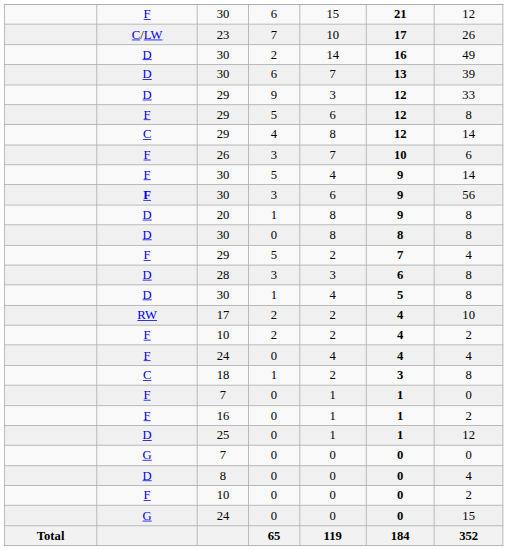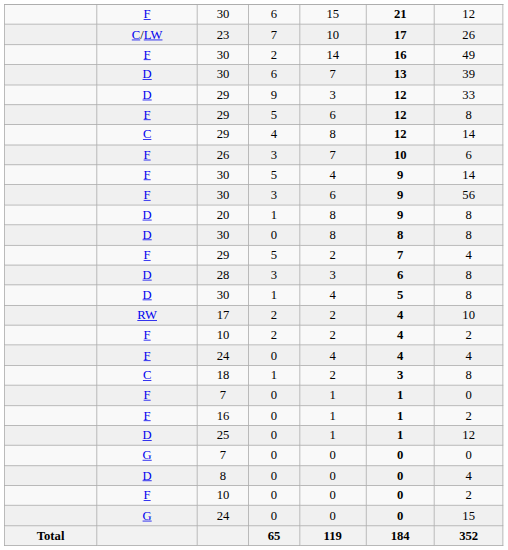(147, 54) D -> (147, 54) F
(147, 194) bold -> (147, 194) normal
